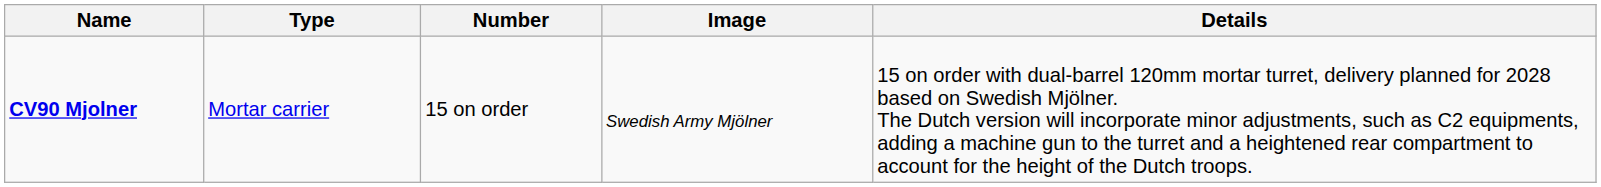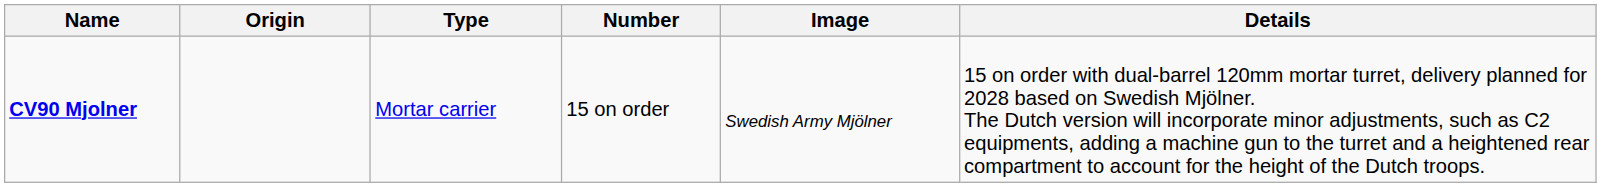+ column: (275, 20)
